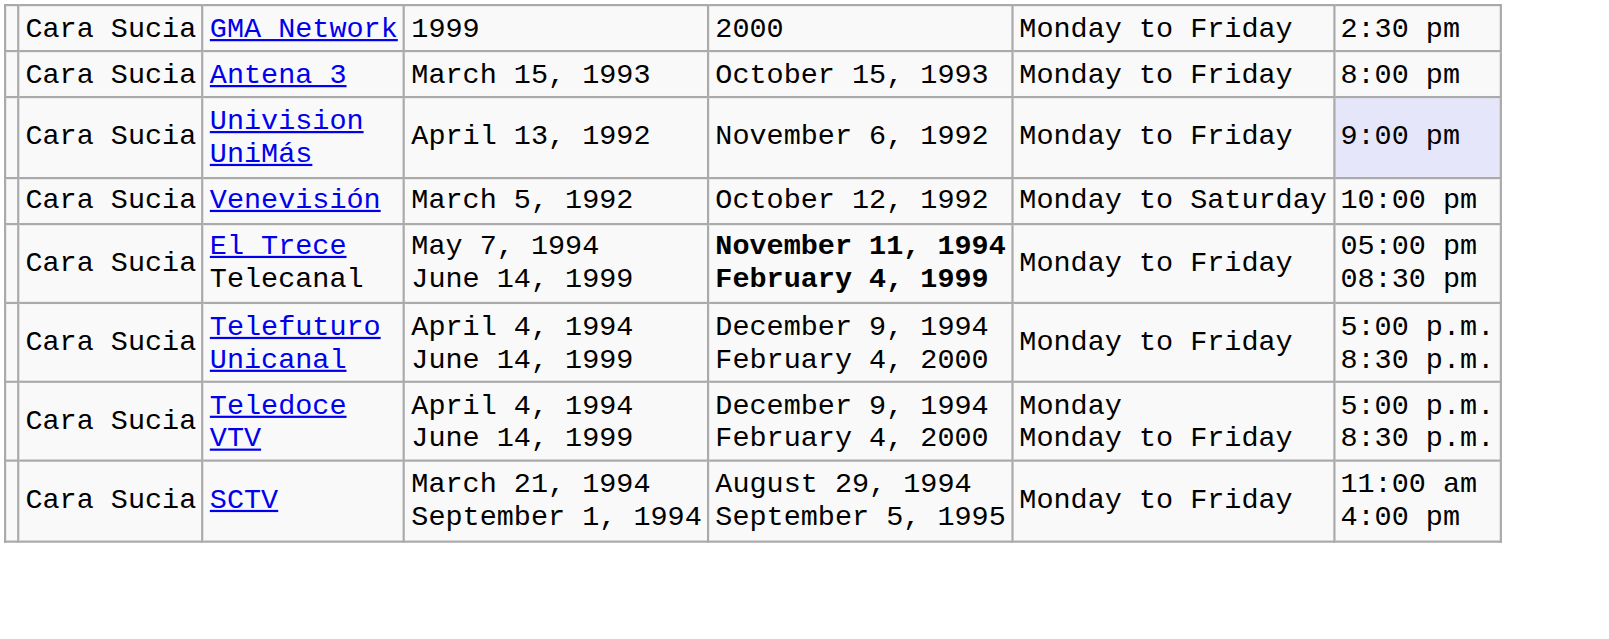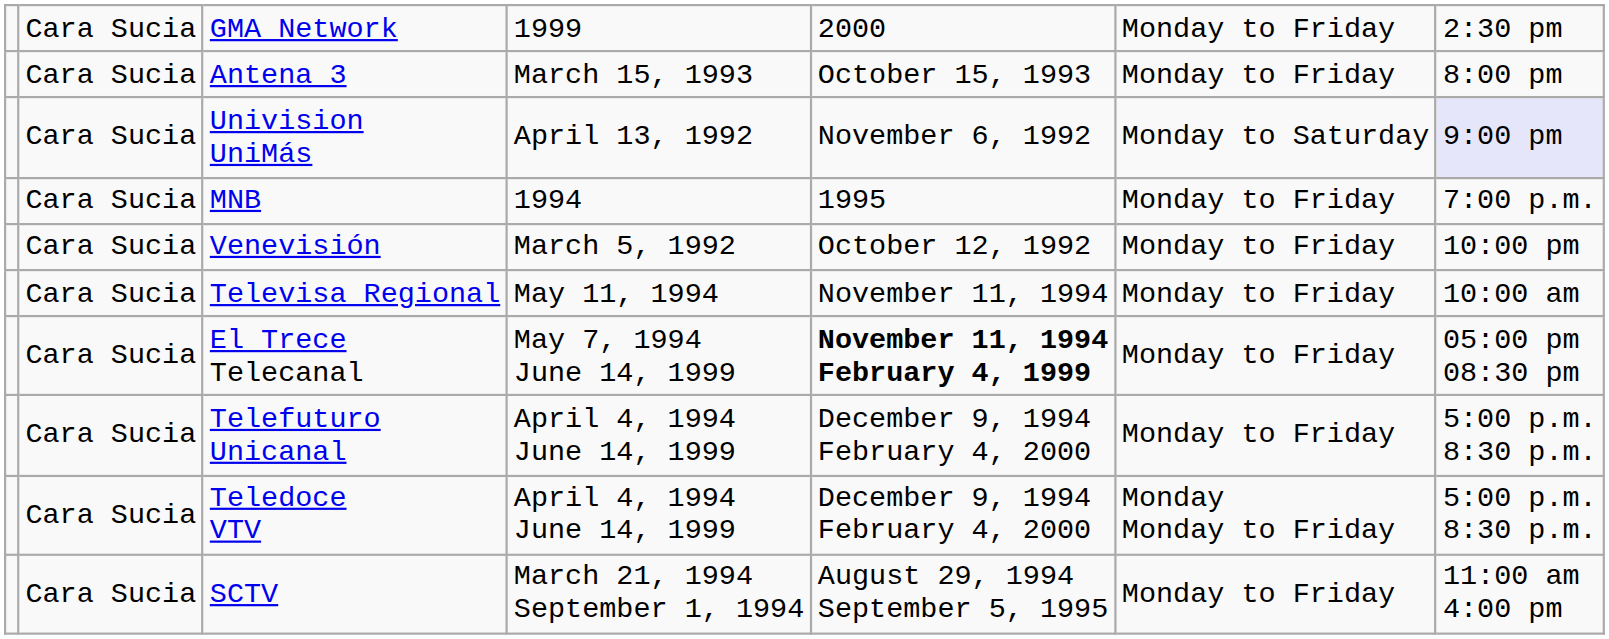(1156, 138) Monday to Friday -> (1276, 138) Monday to Saturday
+ row: (235, 200)
(1173, 200) Monday to Saturday -> (1259, 247) Monday to Friday
+ row: (355, 293)
